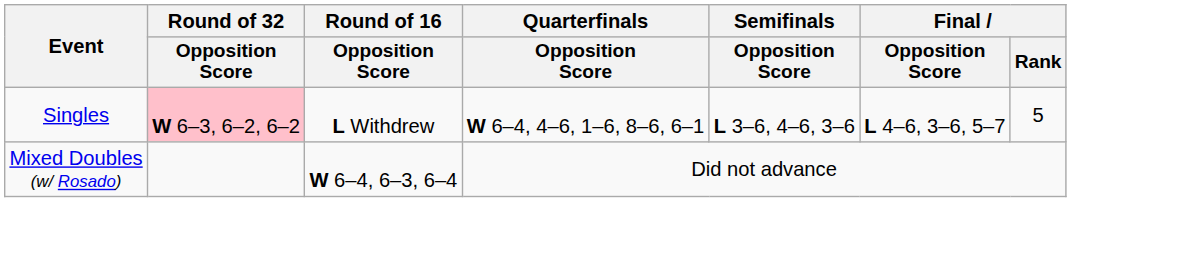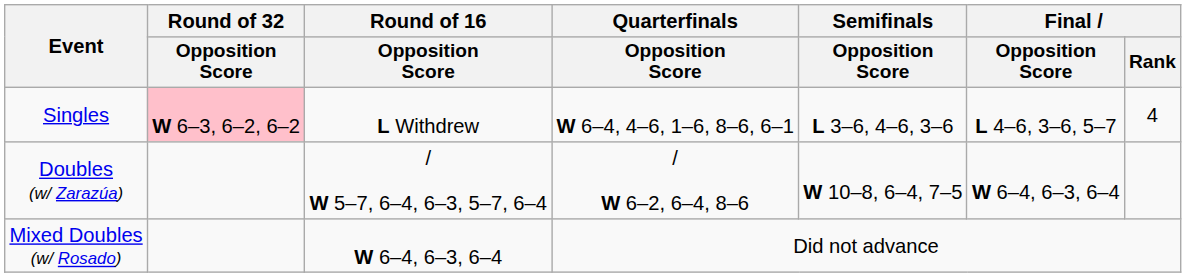(1038, 115) 5 -> (1152, 115) 4
+ row: (76, 181)
